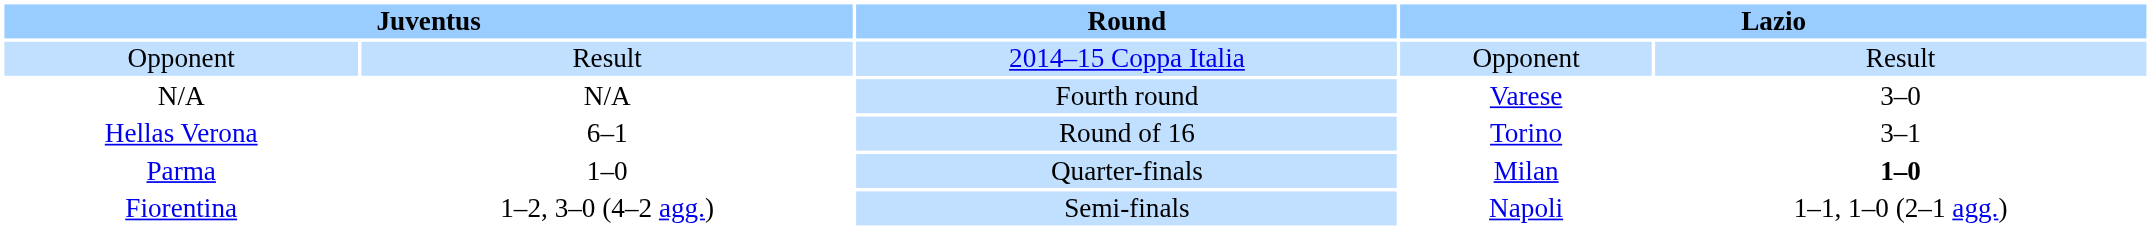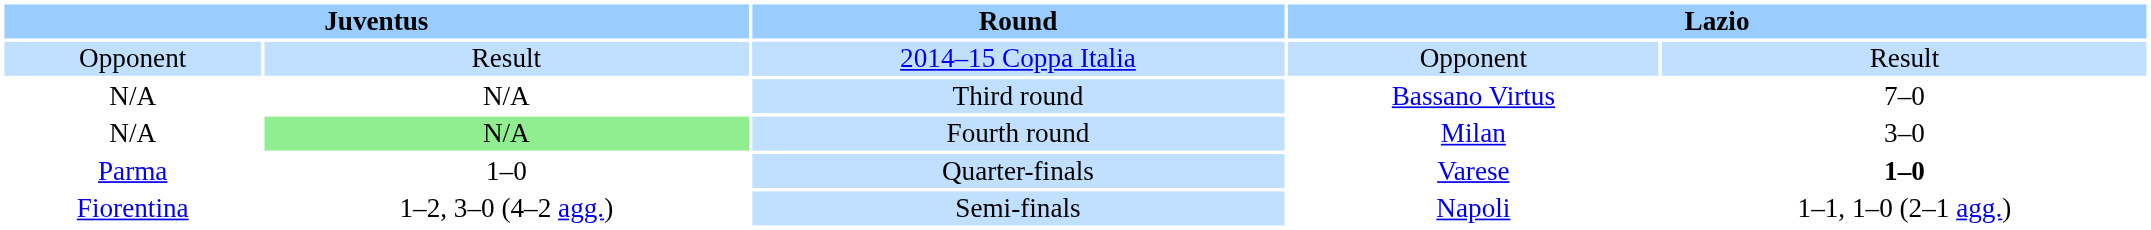+ row: (1018, 95)
(607, 95) no background -> (506, 133) lightgreen background
(1526, 95) Varese -> (1473, 133) Milan
- row: (1127, 133)
(1526, 170) Milan -> (1473, 170) Varese
